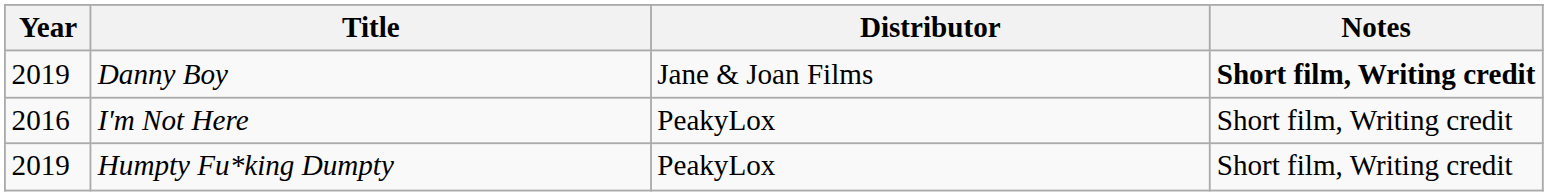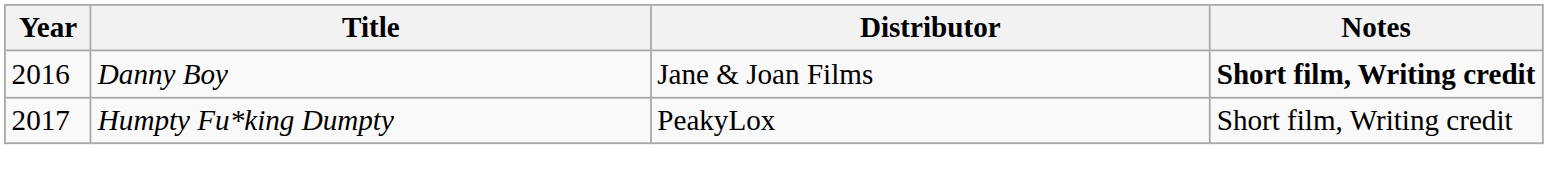(41, 73) 2019 -> (41, 73) 2016
- row: (173, 119)
(41, 166) 2019 -> (41, 119) 2017
